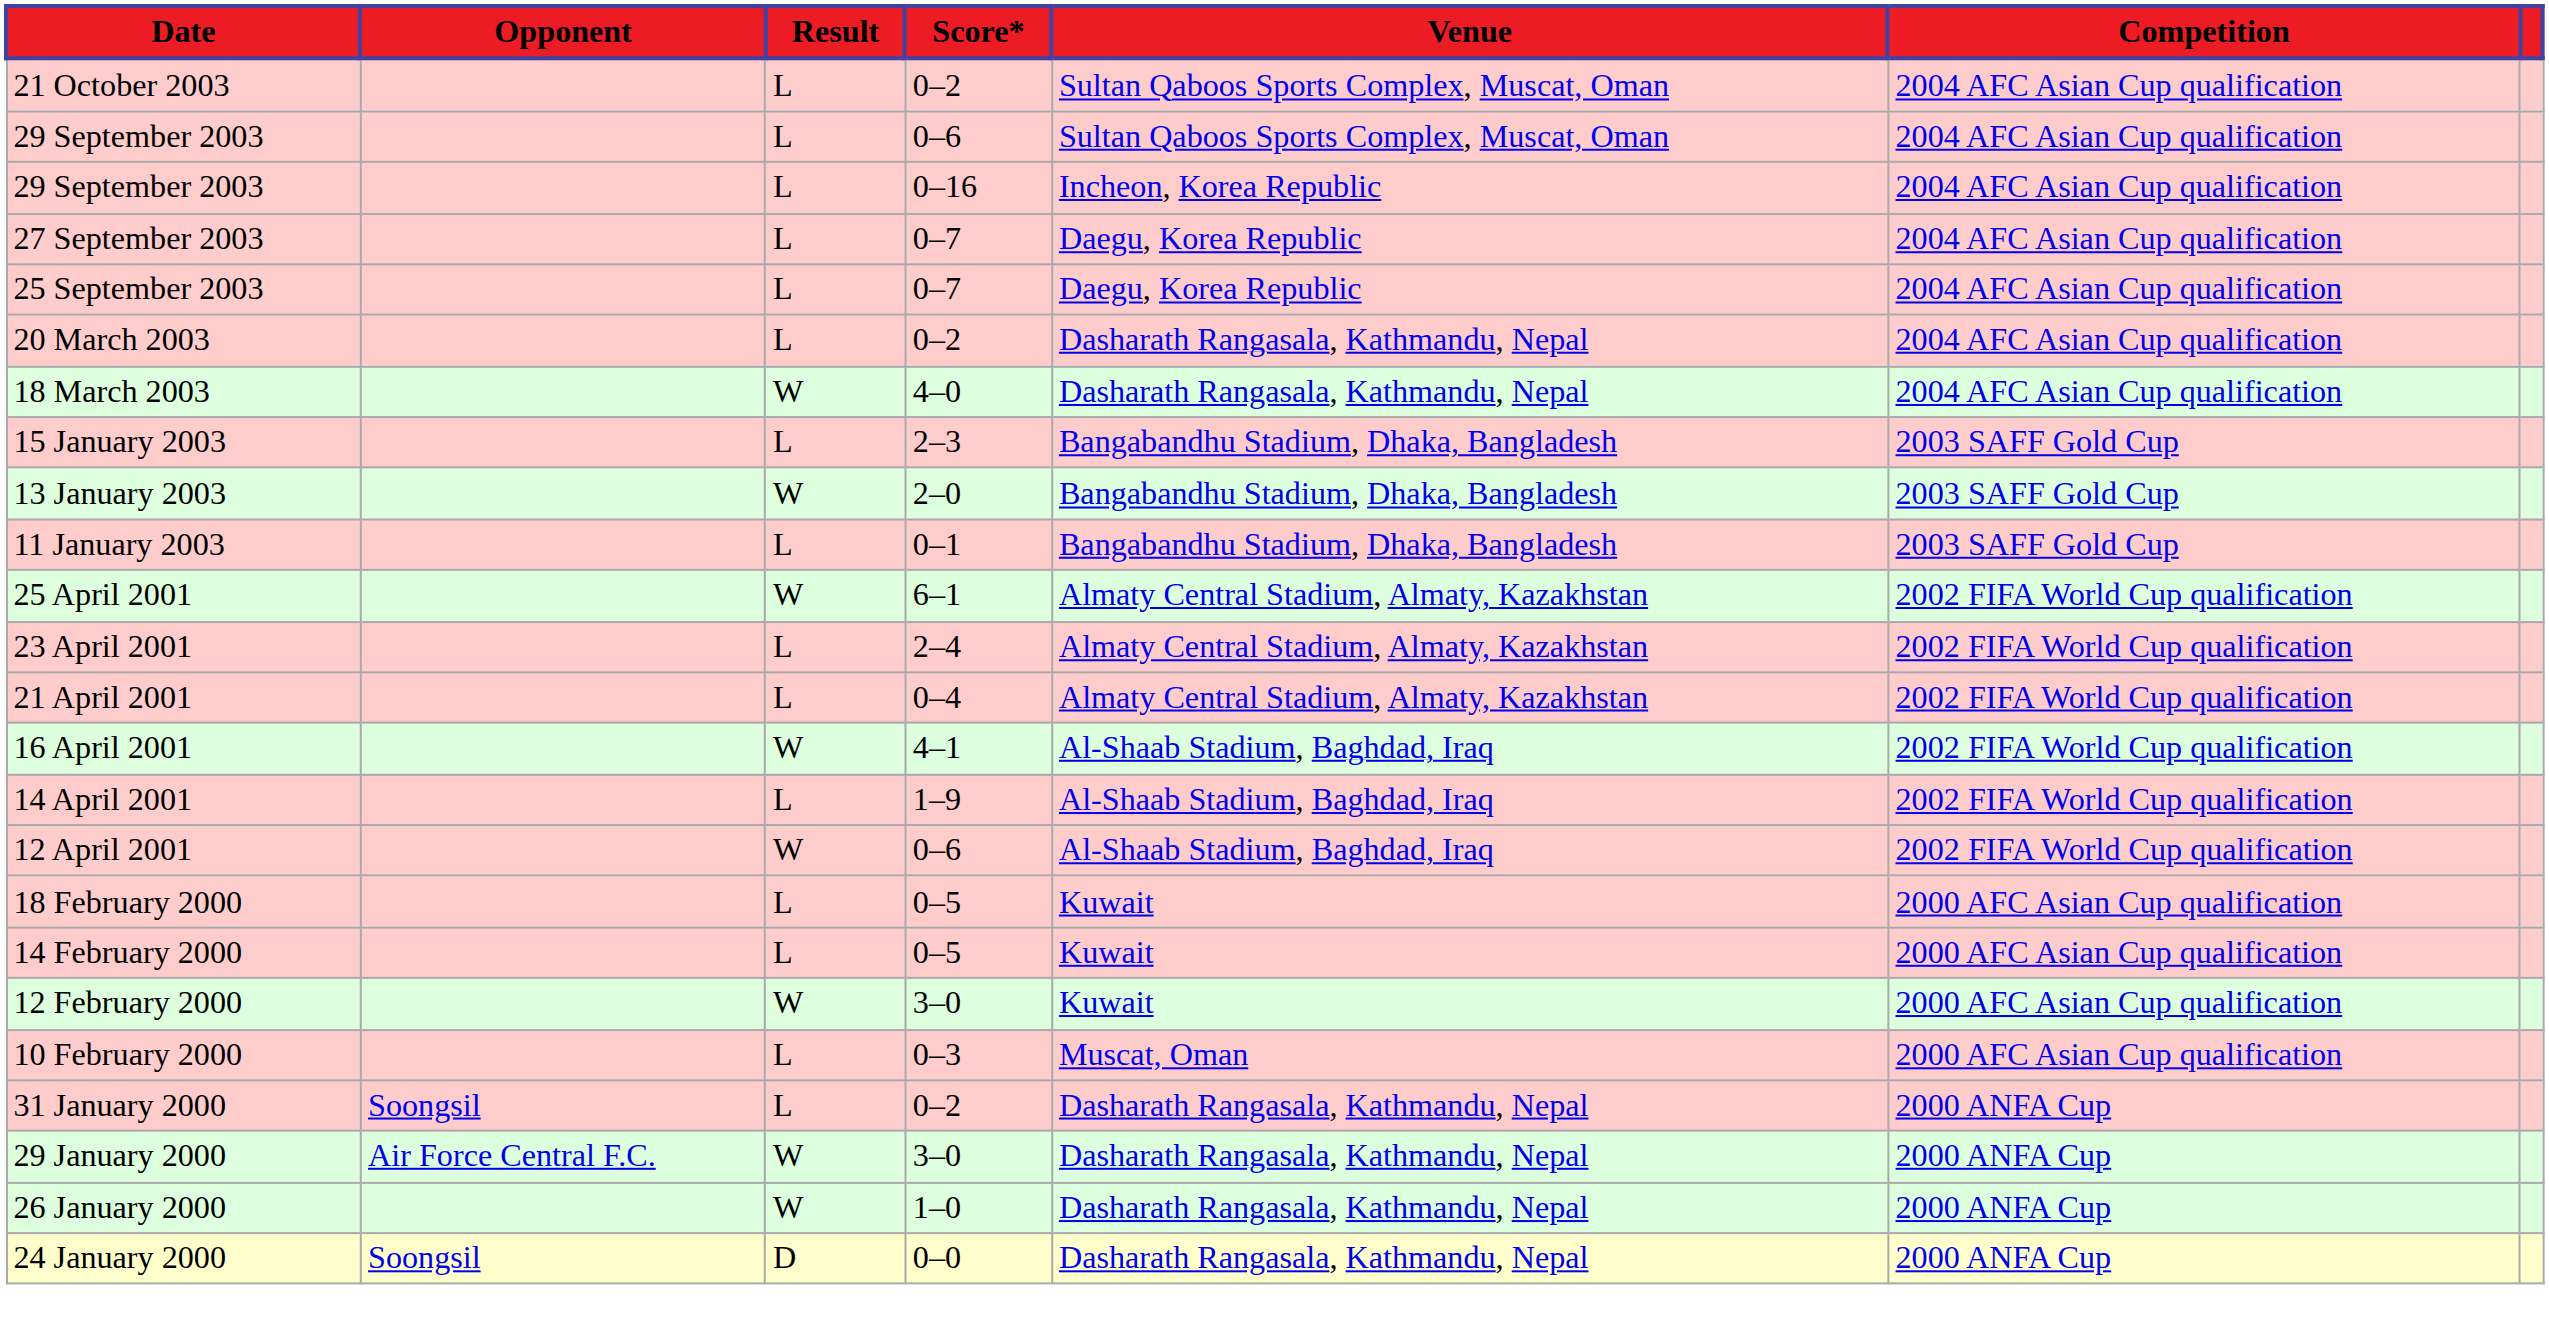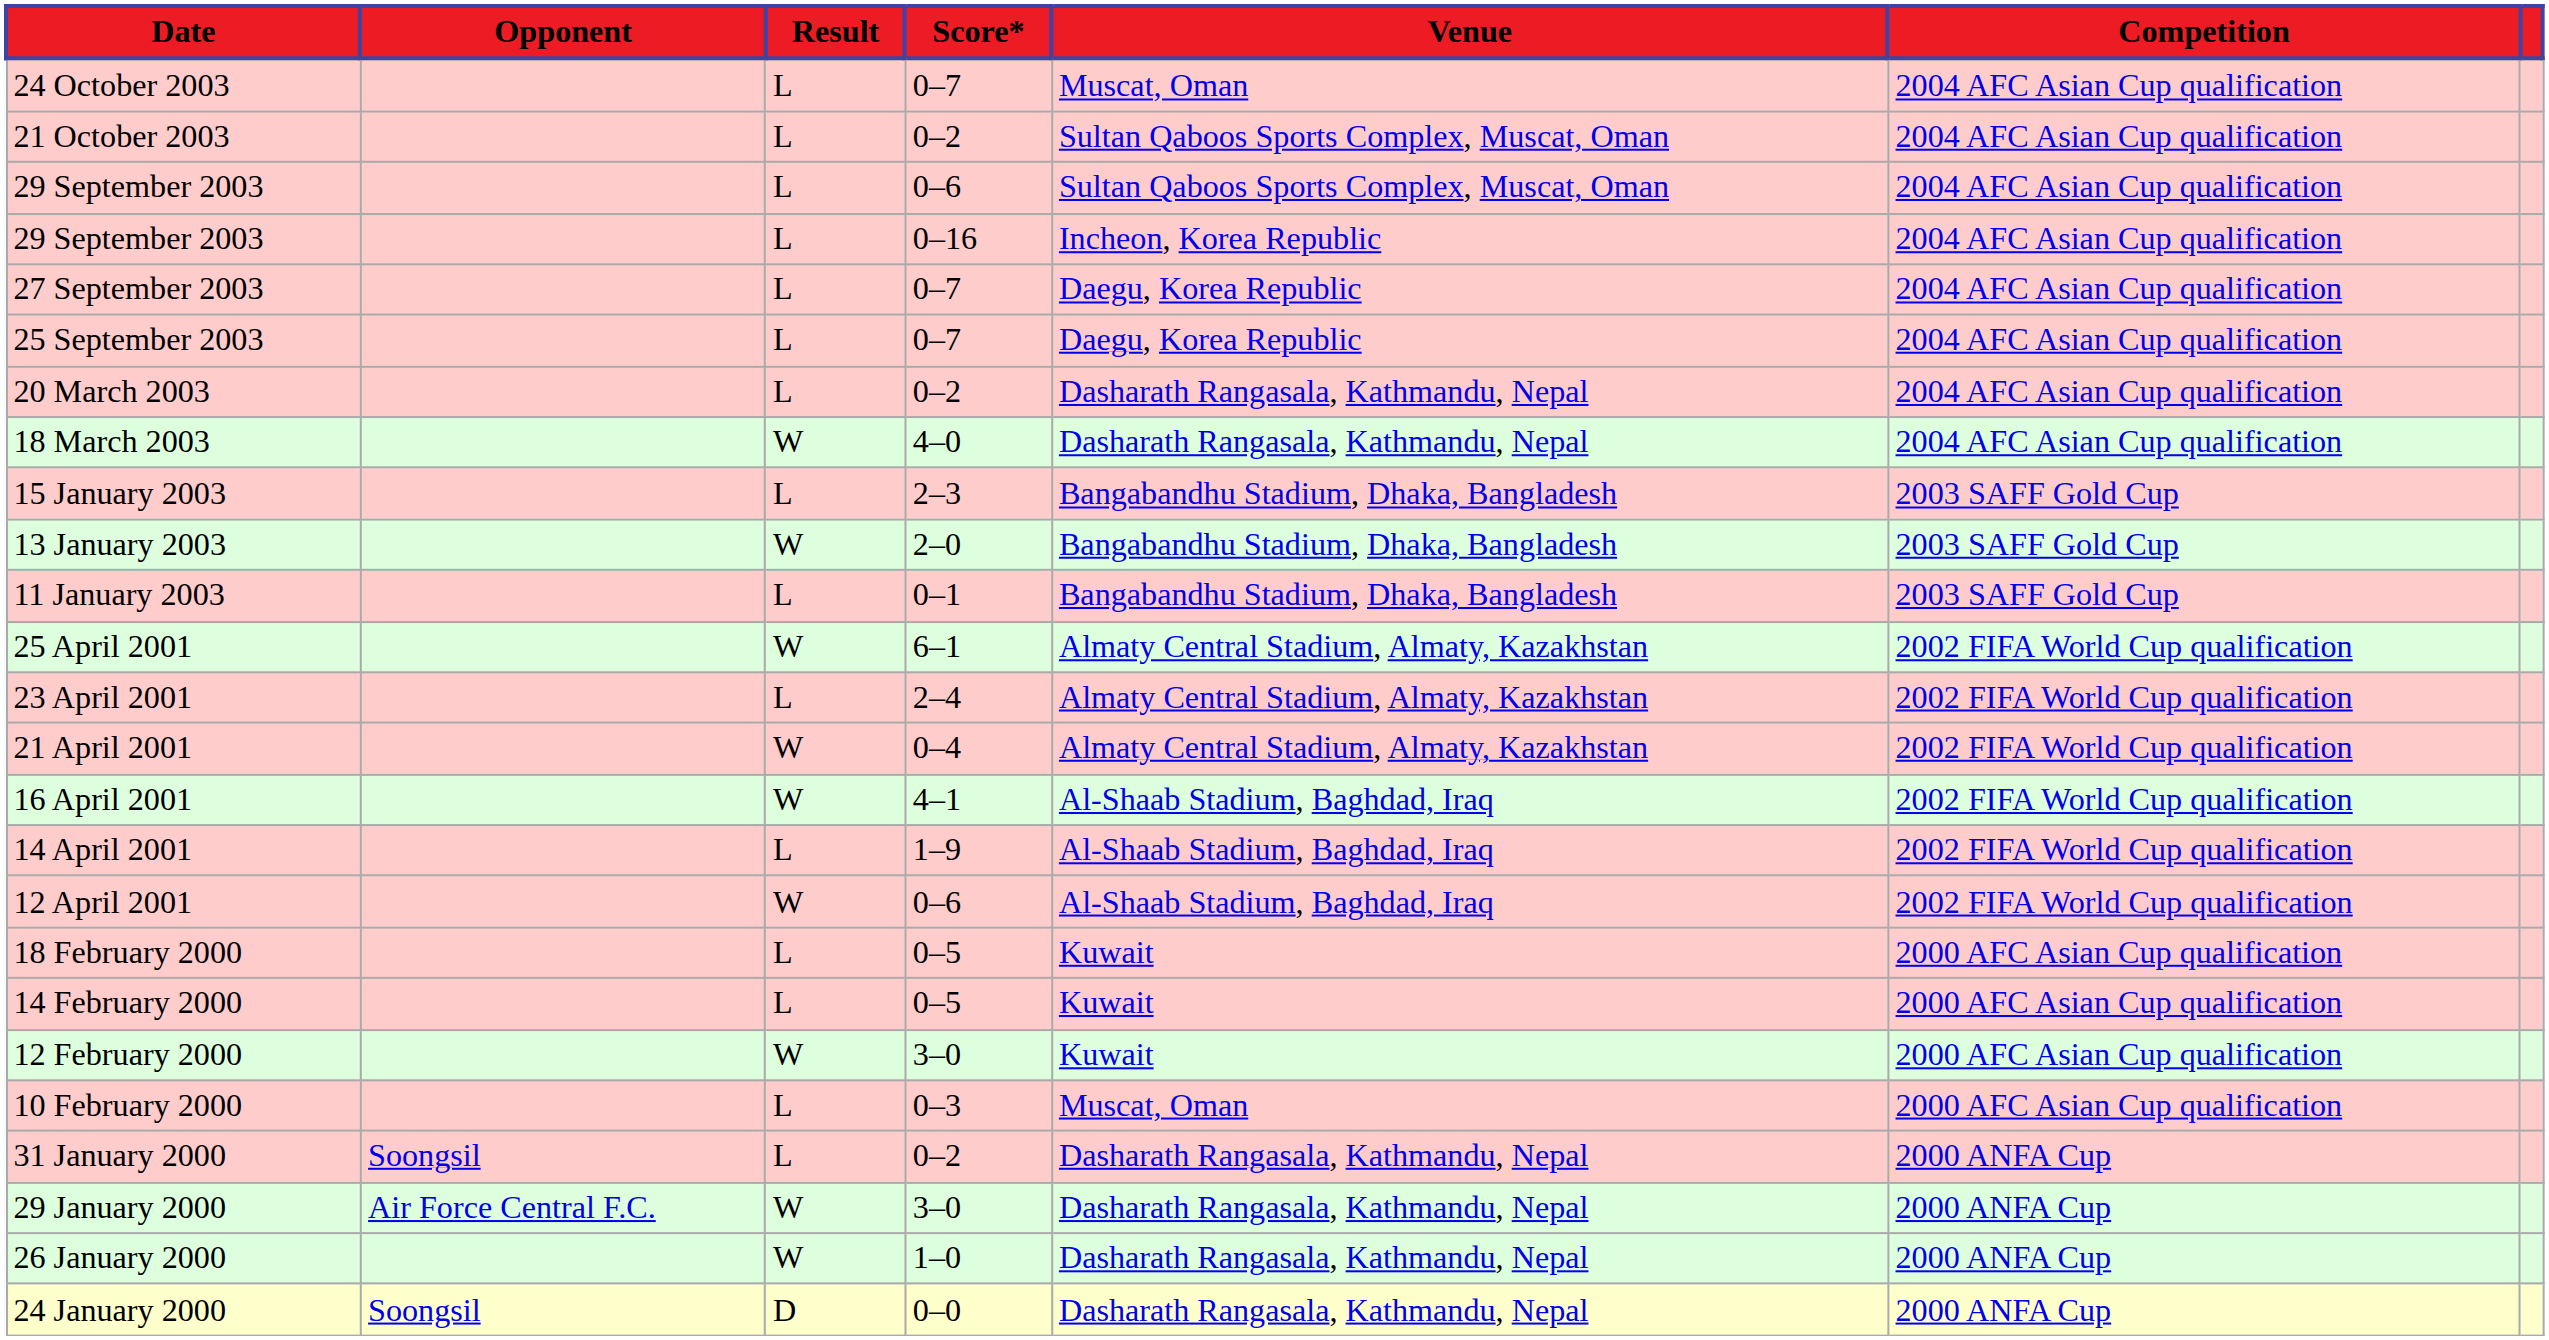+ row: (121, 85)
(783, 697) L -> (788, 748) W
